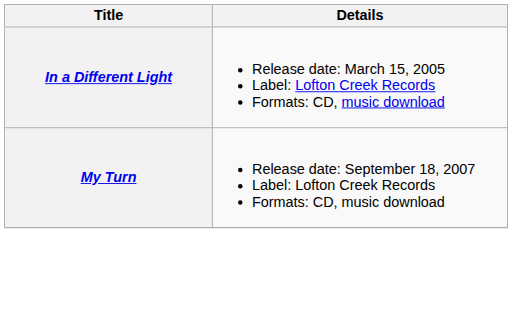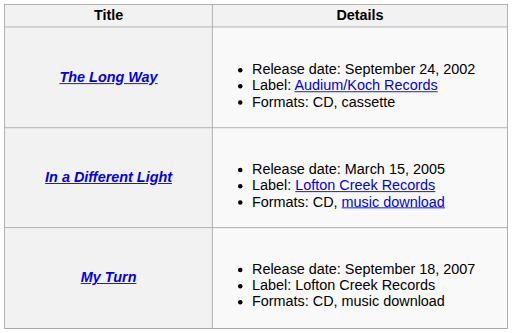+ row: (109, 77)
